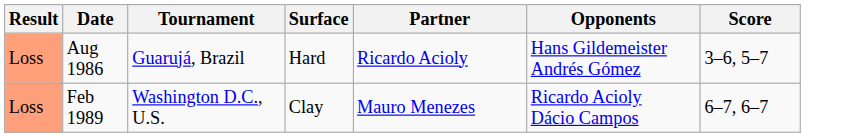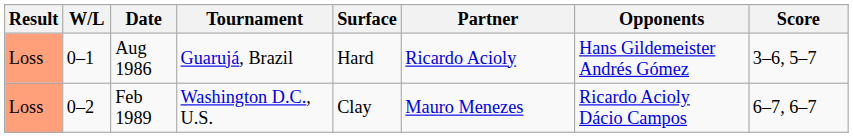+ column: (87, 18)
